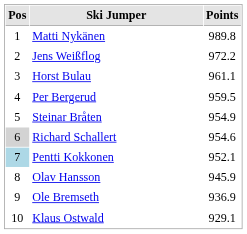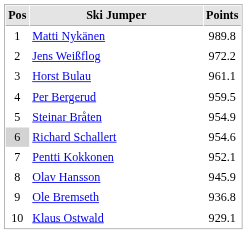(17, 157) lightblue background -> (17, 157) no background
(222, 197) 936.9 -> (222, 197) 936.8
